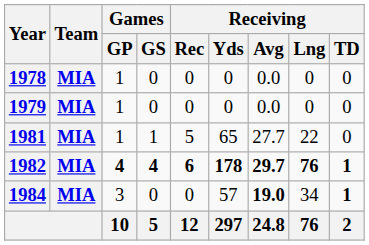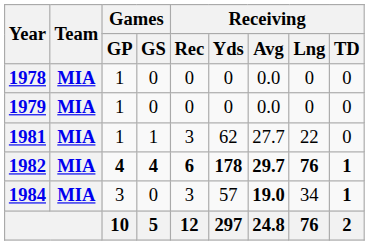(189, 136) 5 -> (189, 136) 3
(228, 136) 65 -> (228, 136) 62
(189, 195) 0 -> (189, 195) 3
